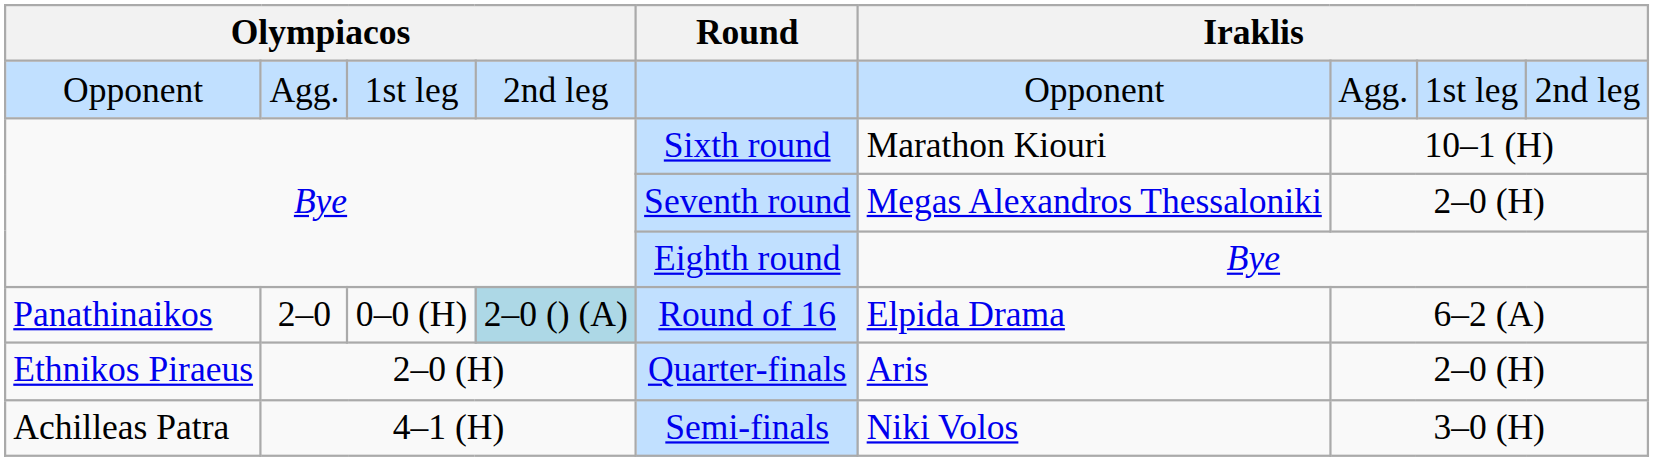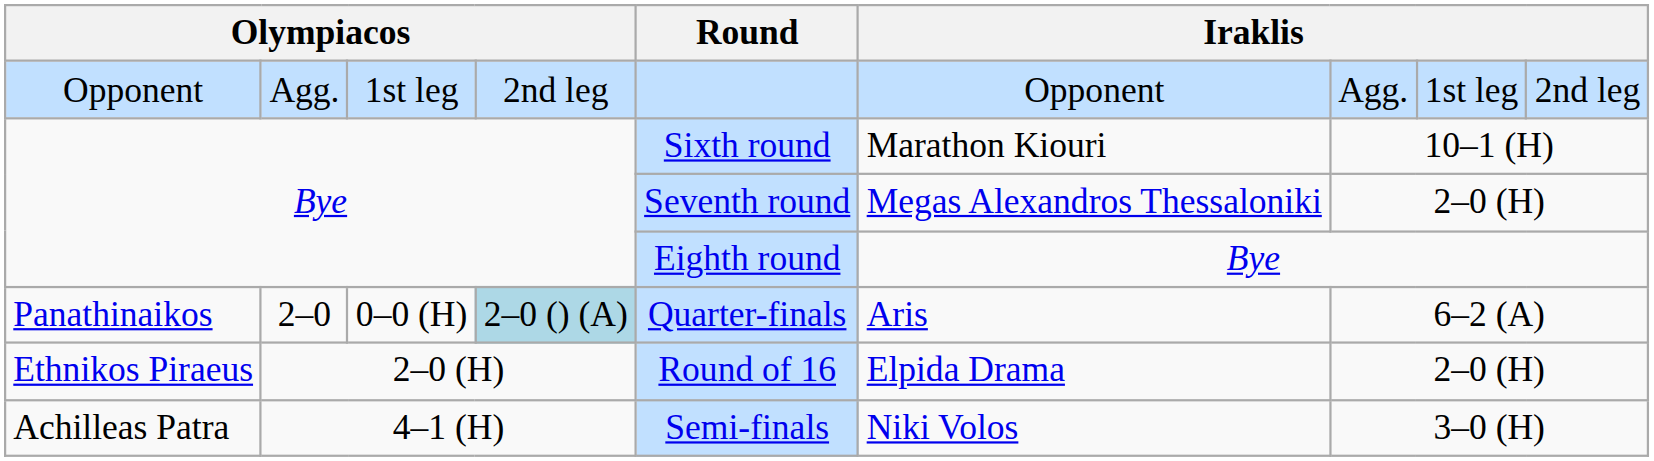(747, 314) Round of 16 -> (747, 314) Quarter-finals
(966, 314) Elpida Drama -> (897, 314) Aris
(747, 370) Quarter-finals -> (747, 370) Round of 16
(897, 370) Aris -> (966, 370) Elpida Drama
